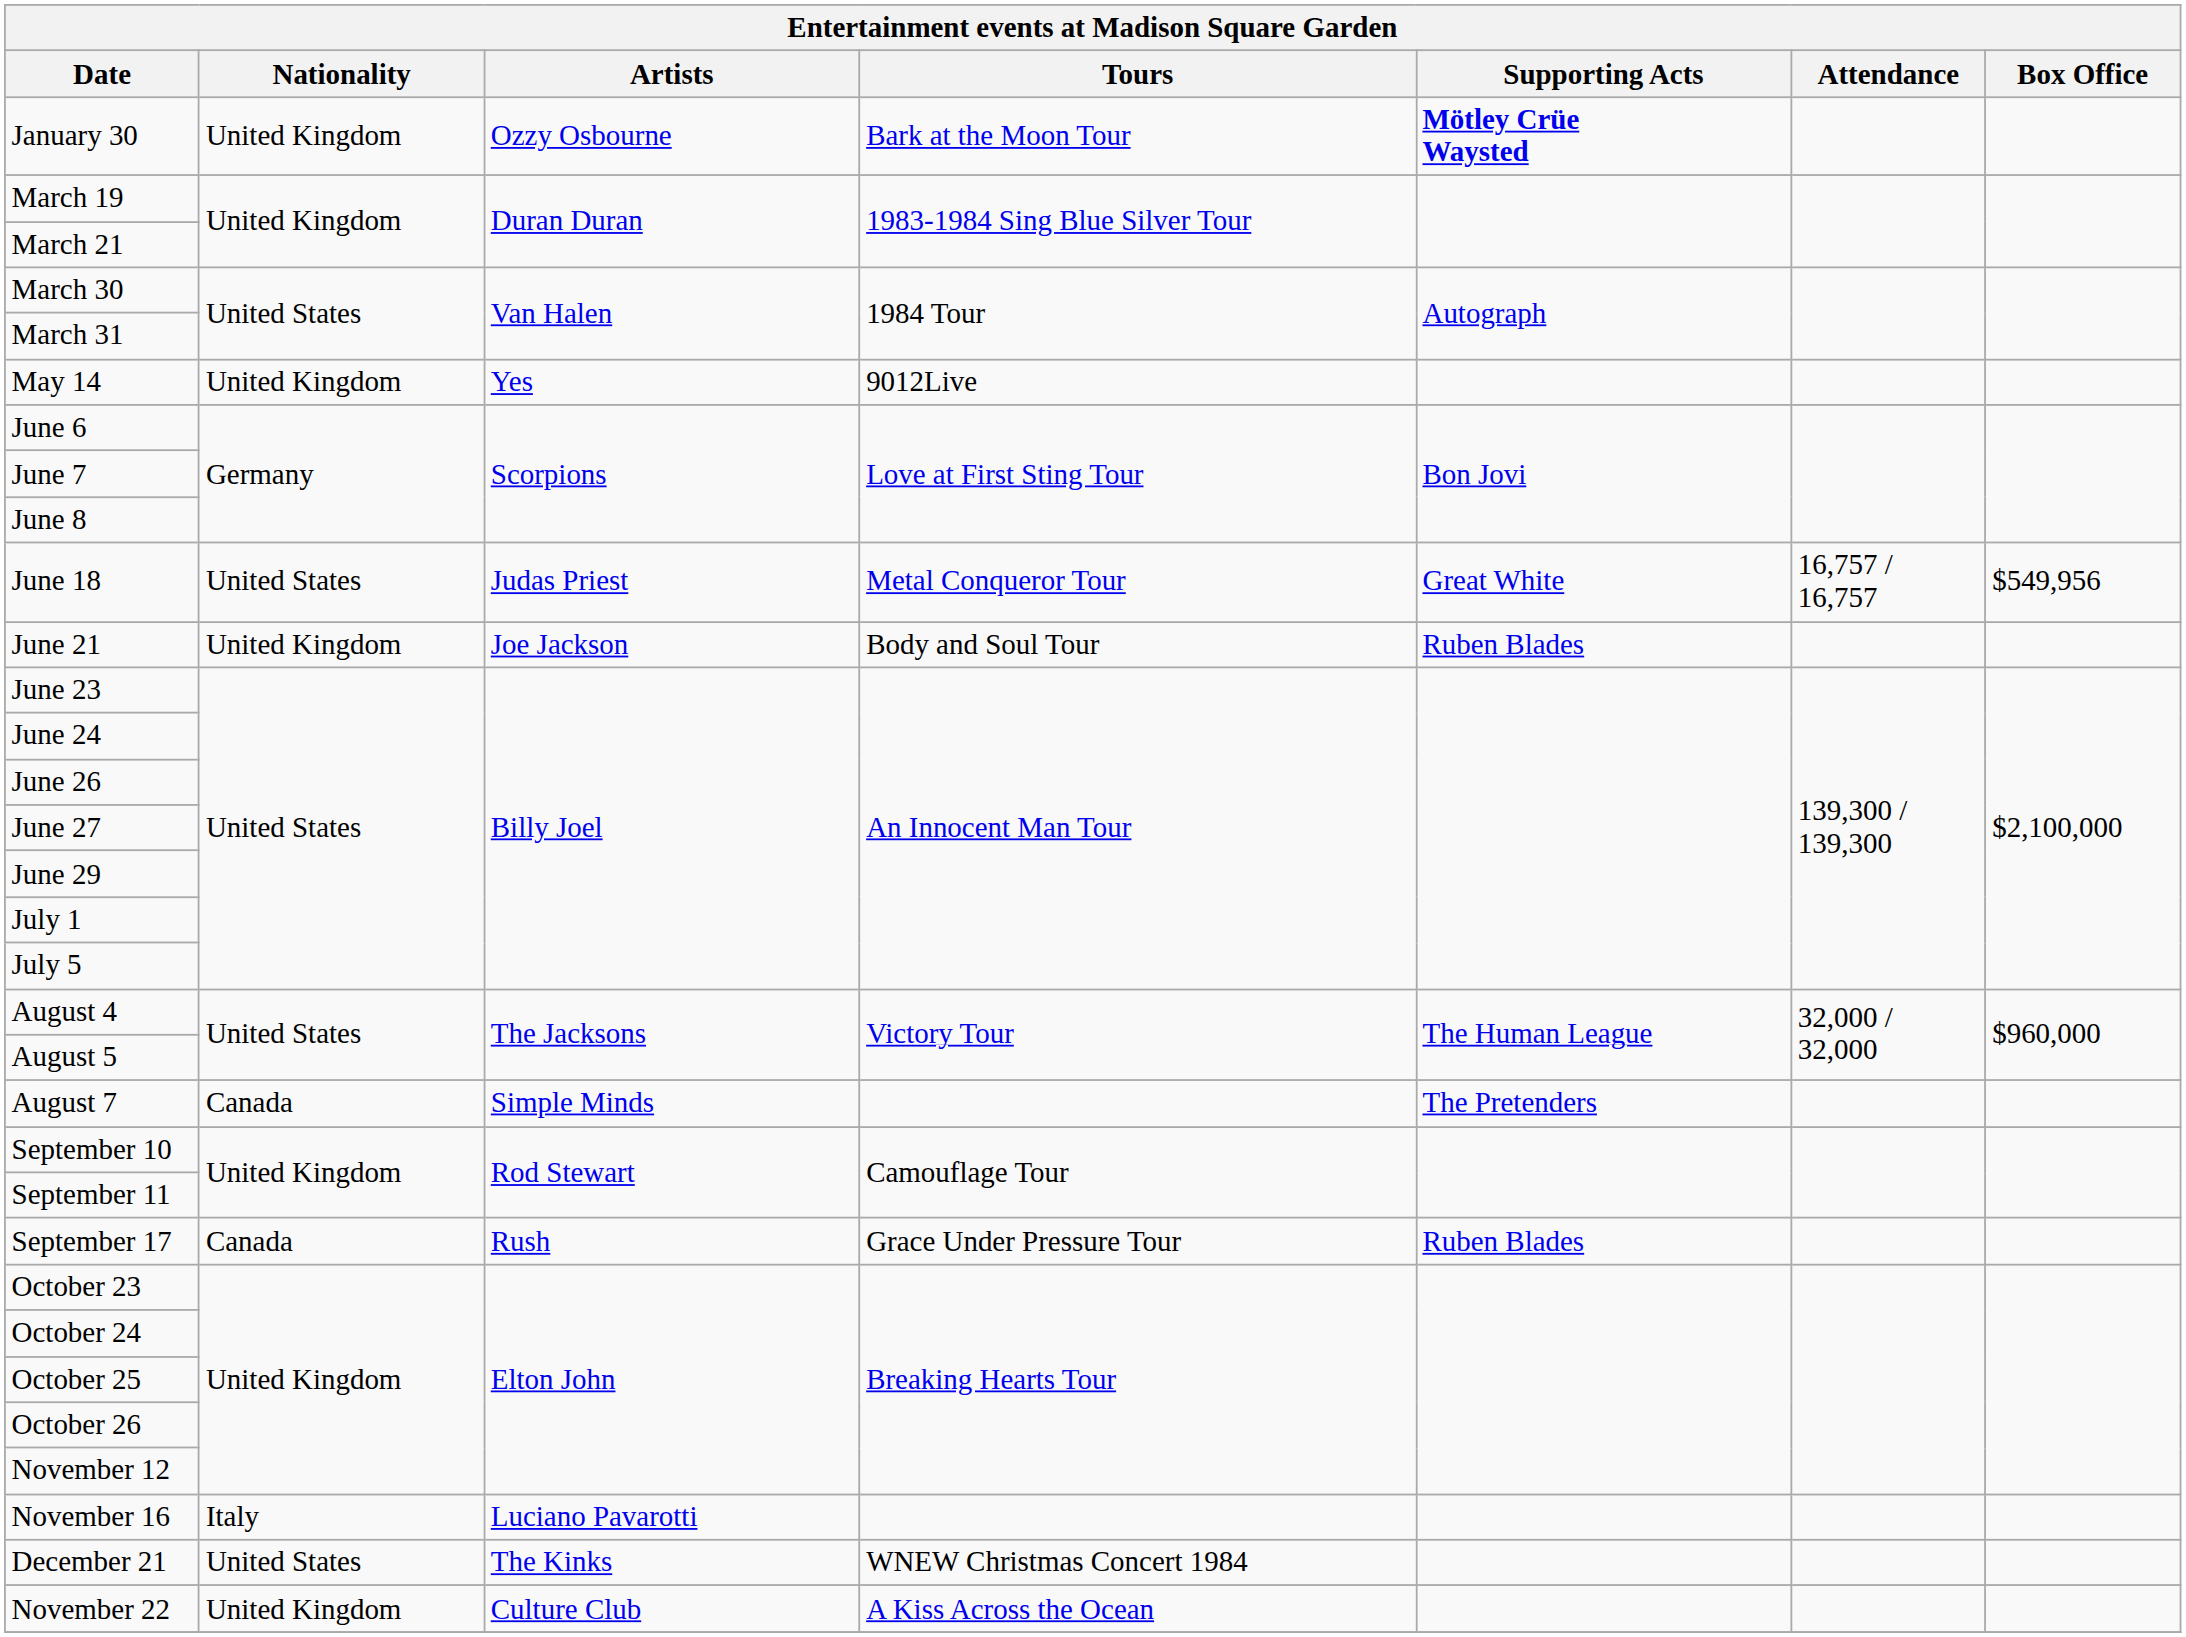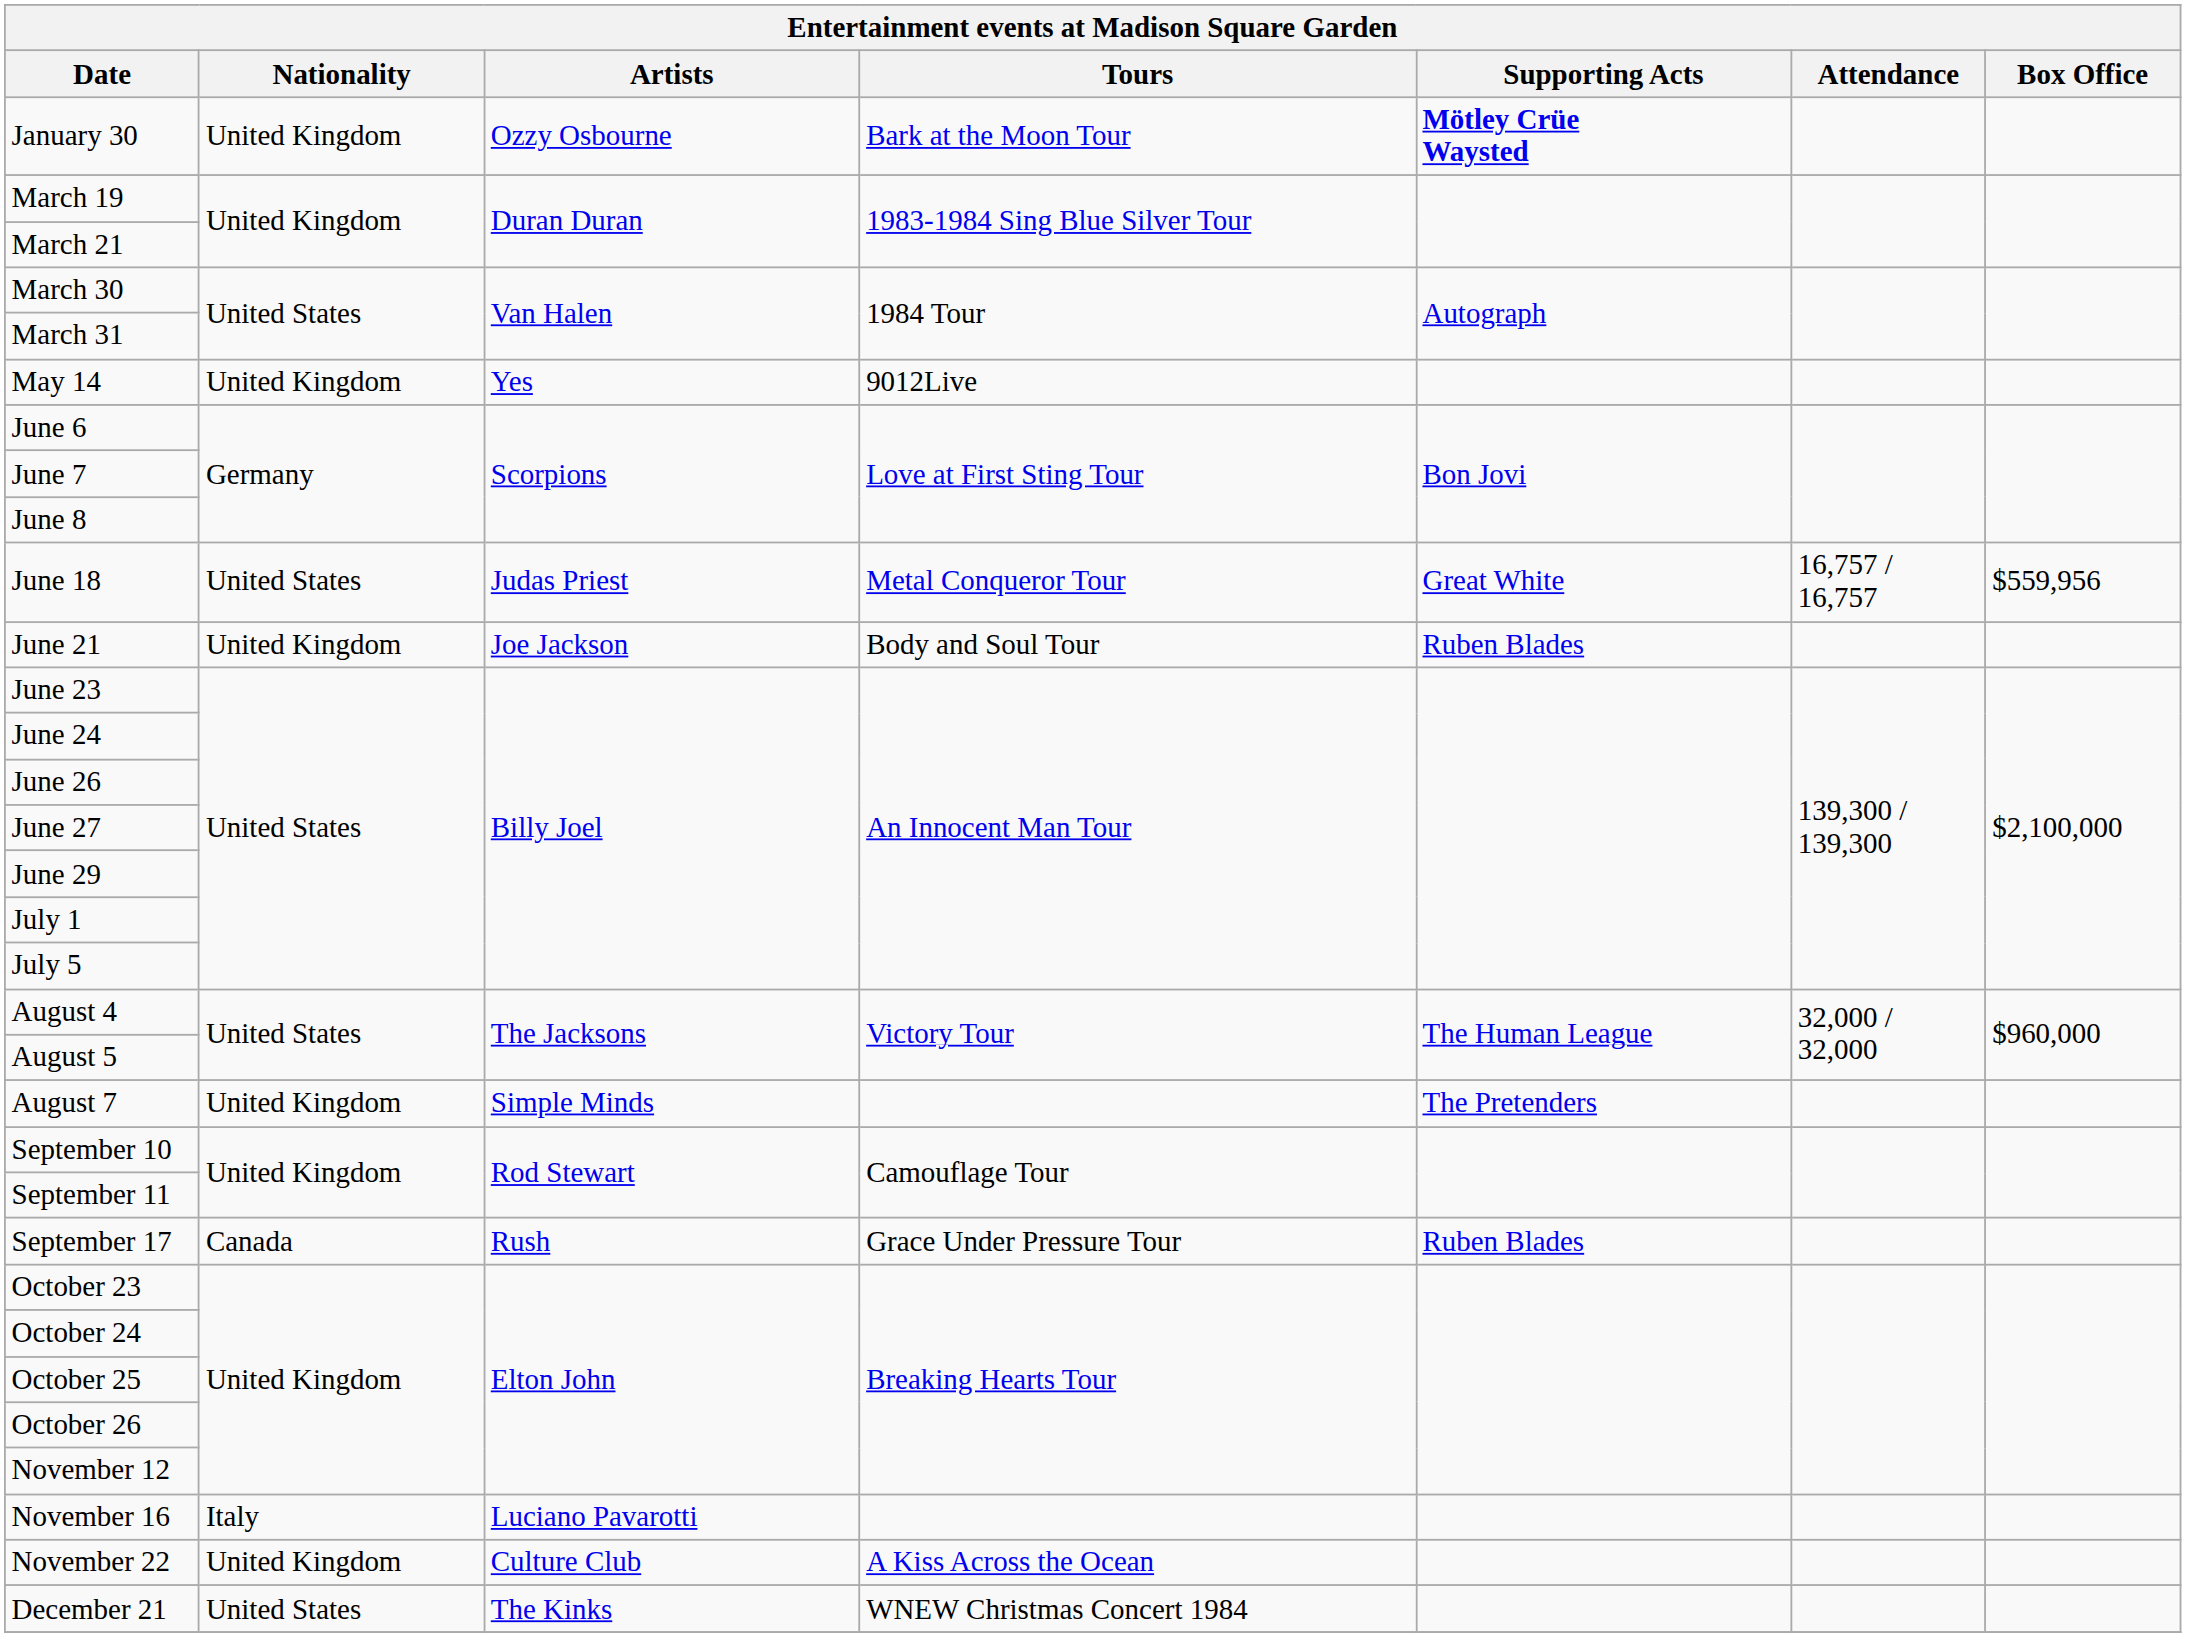(2046, 581) $549,956 -> (2046, 581) $559,956
(249, 1103) Canada -> (304, 1103) United Kingdom
rows swapped: (91, 1608) <-> (89, 1562)
